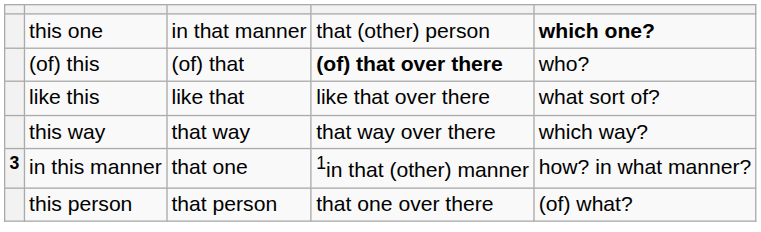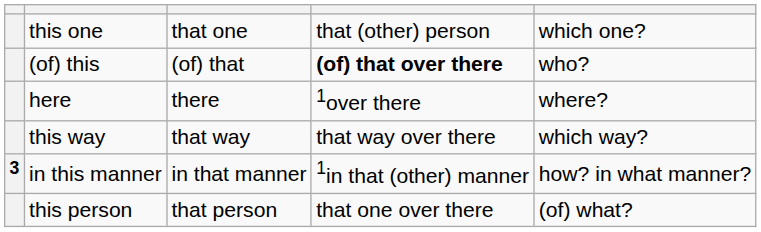(239, 30) in that manner -> (210, 30) that one
(597, 30) bold -> (592, 30) normal
- row: (64, 97)
+ row: (50, 100)
(210, 167) that one -> (239, 173) in that manner
